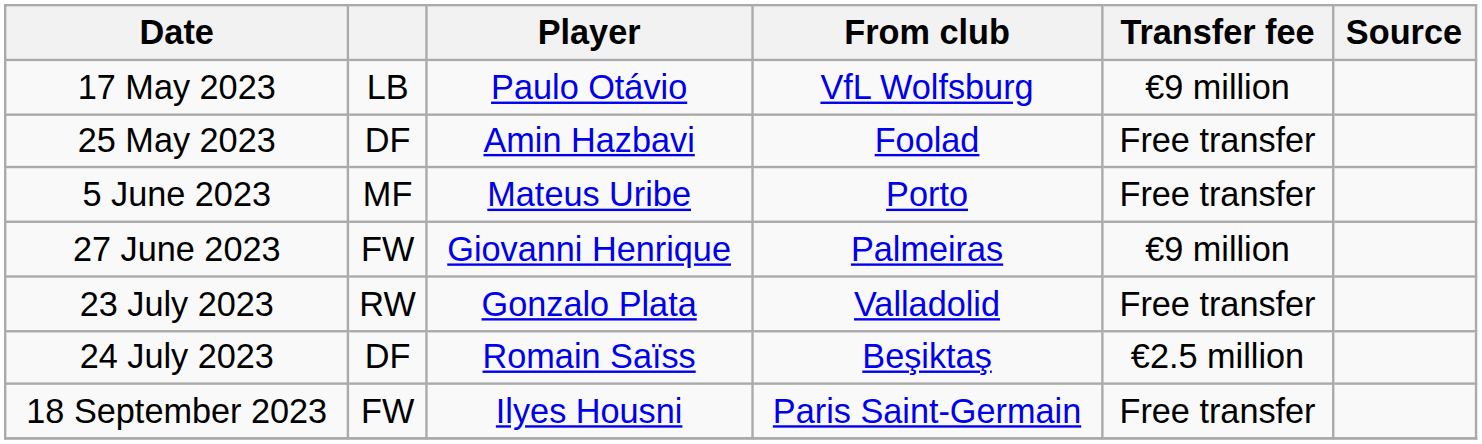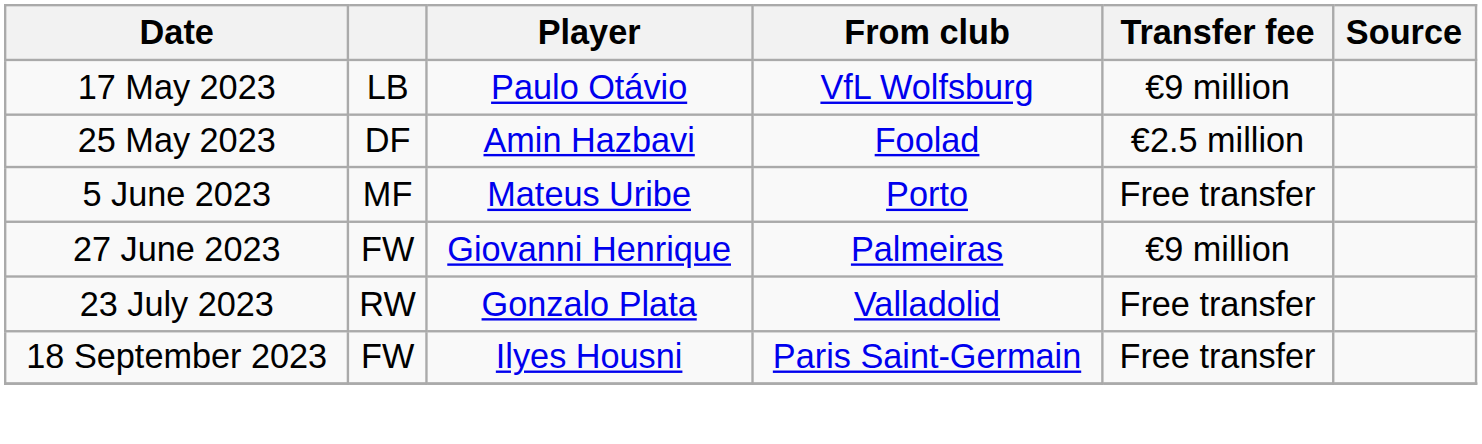(1218, 141) Free transfer -> (1217, 141) €2.5 million
- row: (177, 358)
